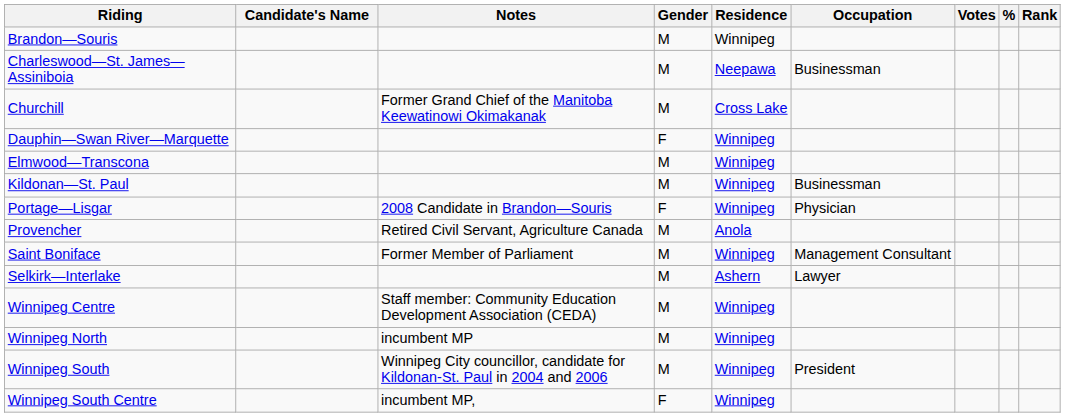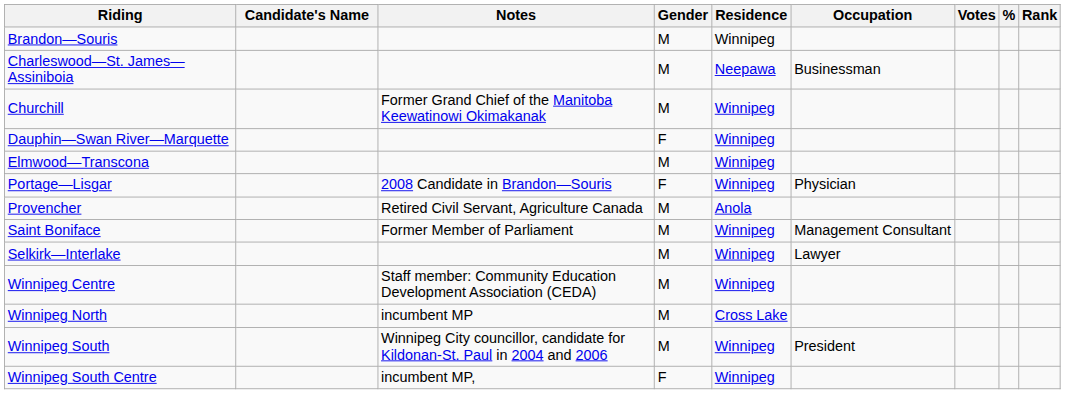(751, 108) Cross Lake -> (745, 108) Winnipeg
- row: (68, 185)
(738, 276) Ashern -> (745, 253) Winnipeg
(745, 338) Winnipeg -> (751, 315) Cross Lake
